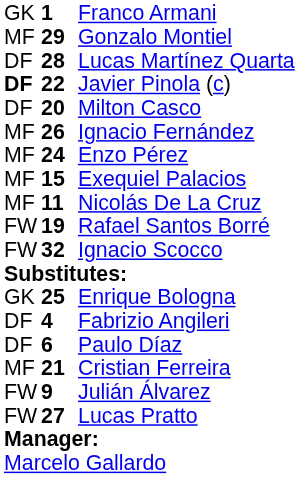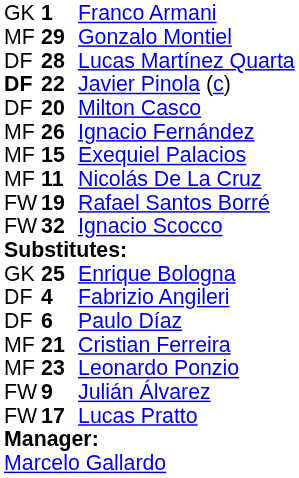- row: (133, 155)
+ row: (159, 368)
(53, 415) 27 -> (53, 415) 17
